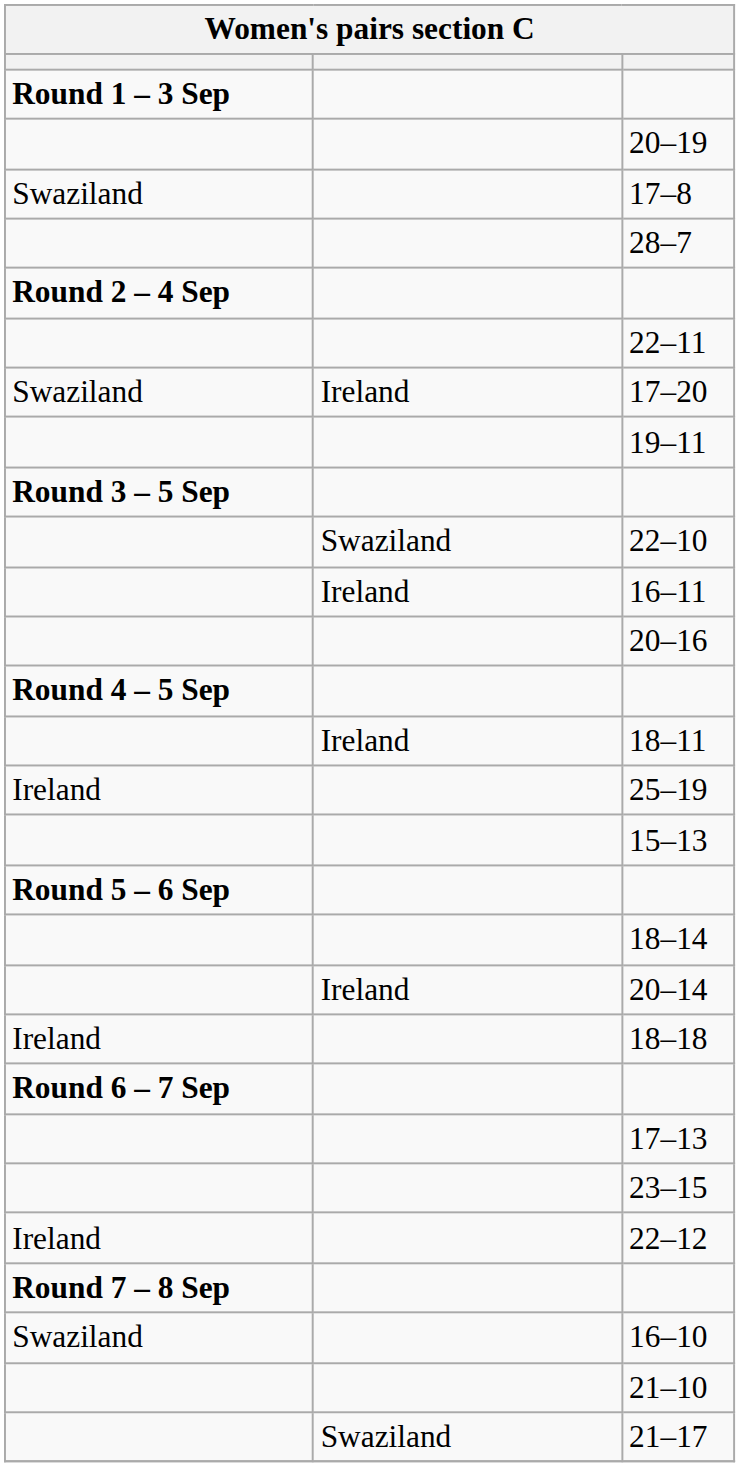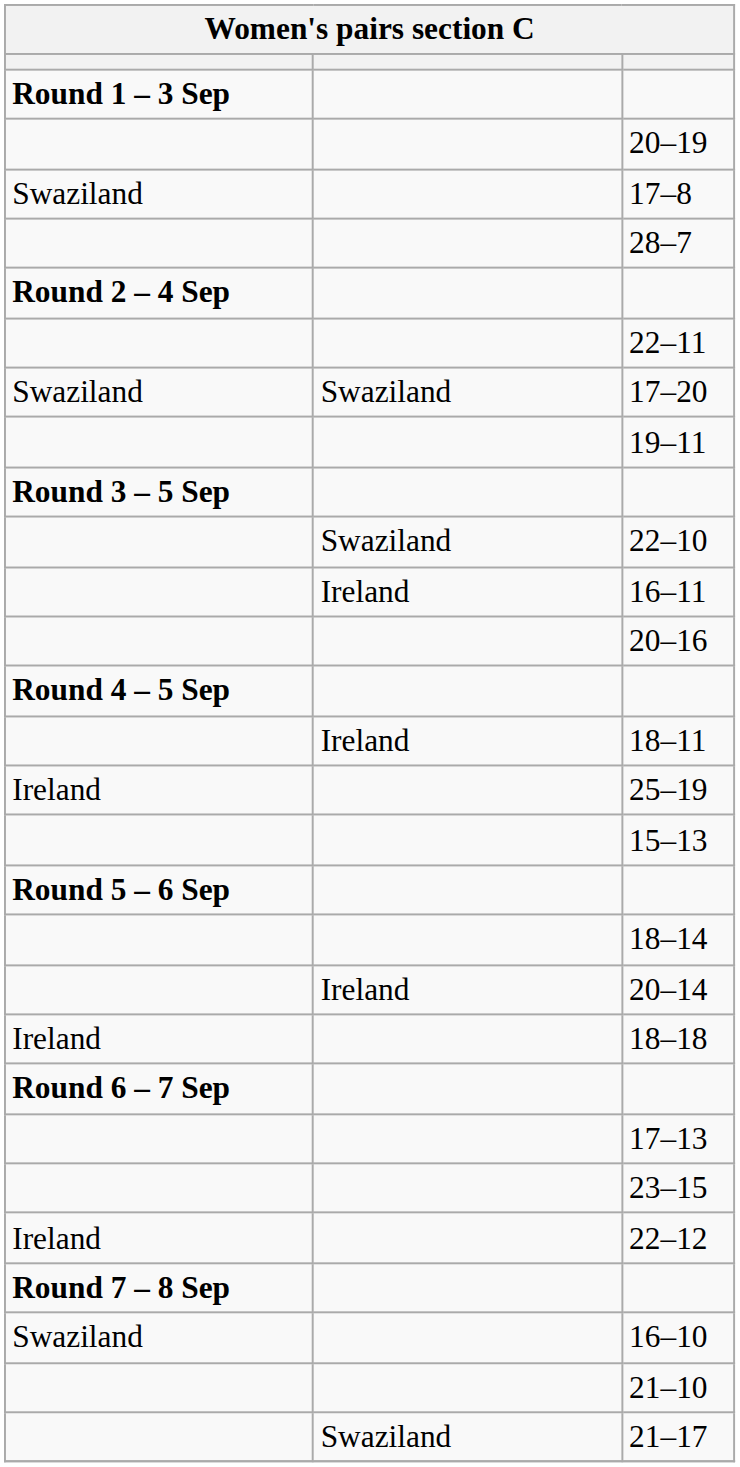(365, 391) Ireland -> (386, 391) Swaziland
